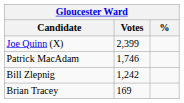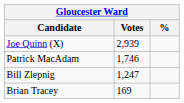(128, 43) 2,399 -> (128, 43) 2,939
(128, 75) 1,242 -> (128, 75) 1,247
